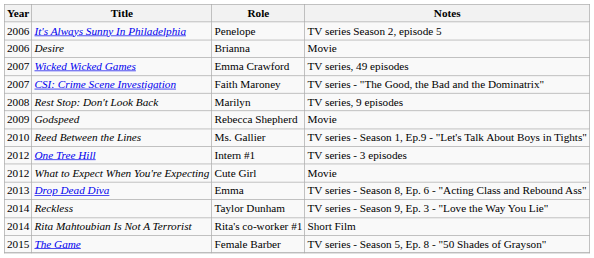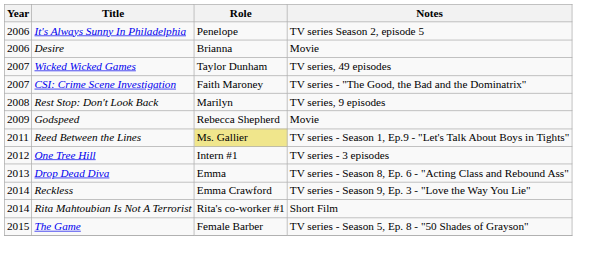(252, 66) Emma Crawford -> (232, 66) Taylor Dunham
(18, 137) 2010 -> (18, 137) 2011
(240, 137) no background -> (222, 137) khaki background
- row: (122, 173)
(250, 208) Taylor Dunham -> (234, 191) Emma Crawford
